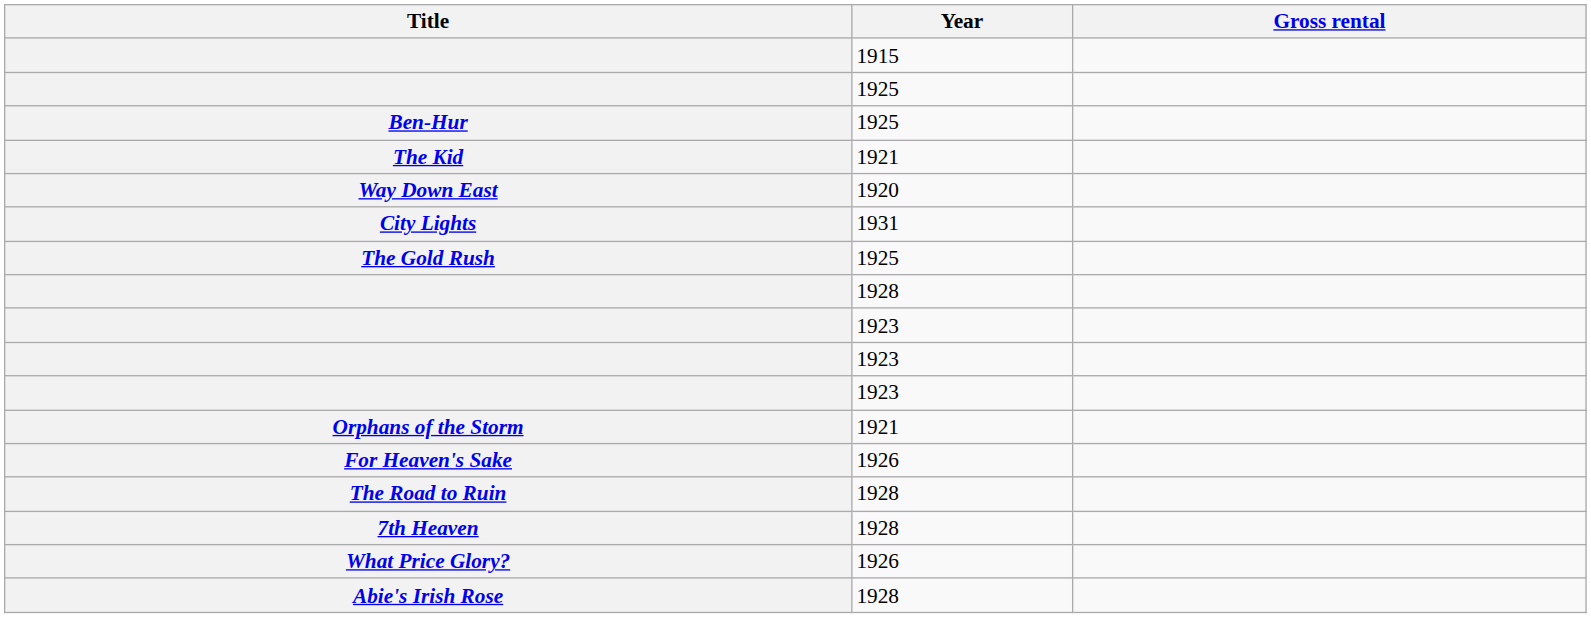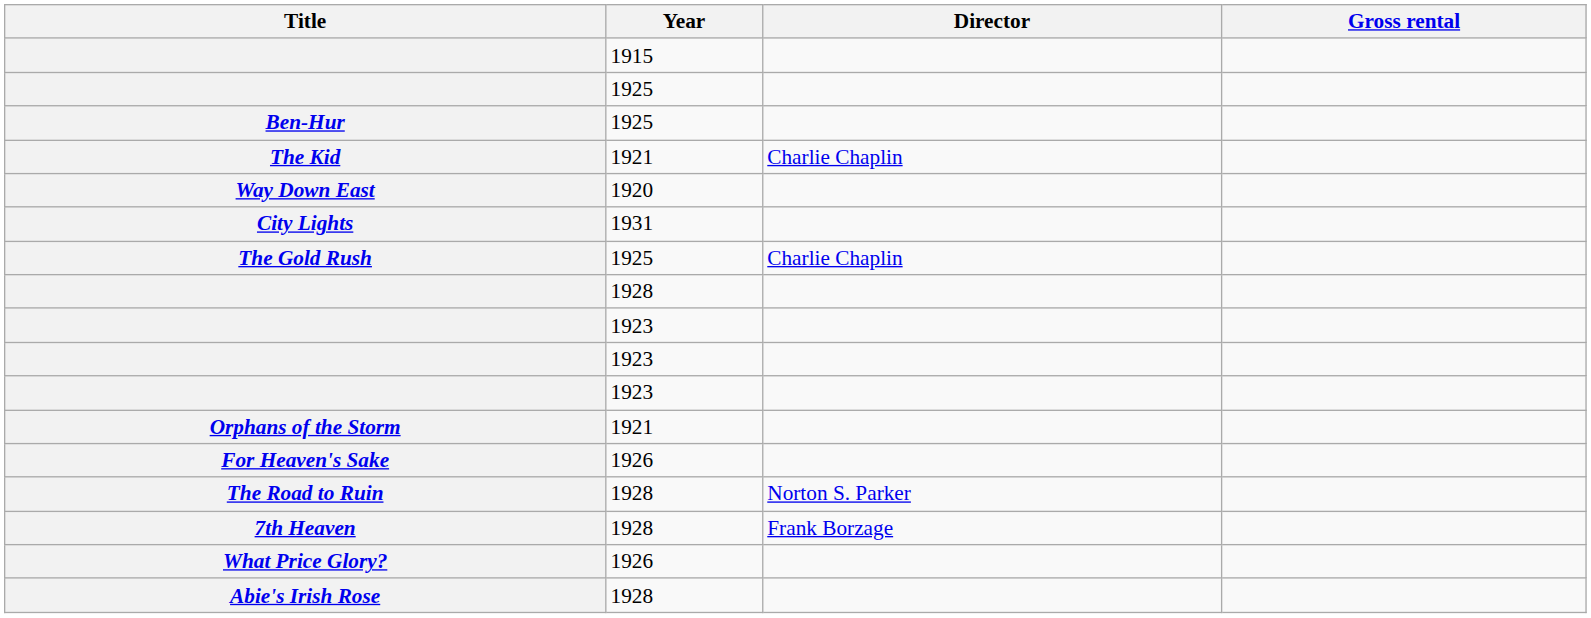+ column: (992, 21)
